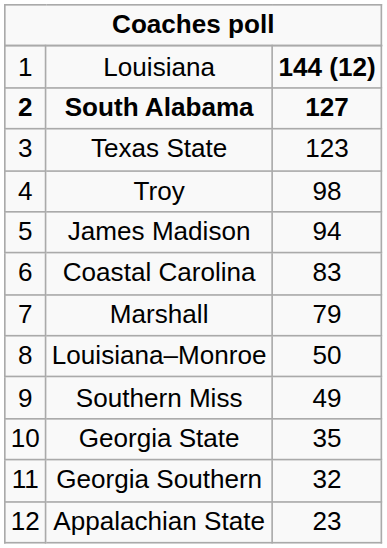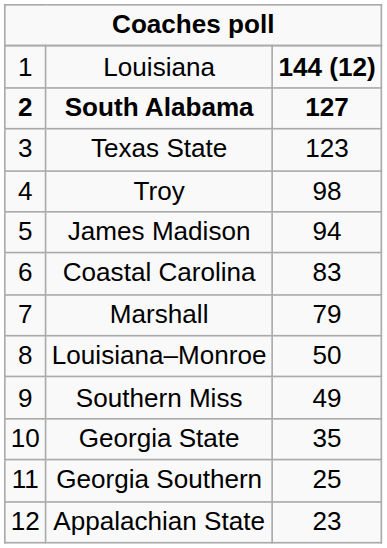(327, 480) 32 -> (327, 480) 25
